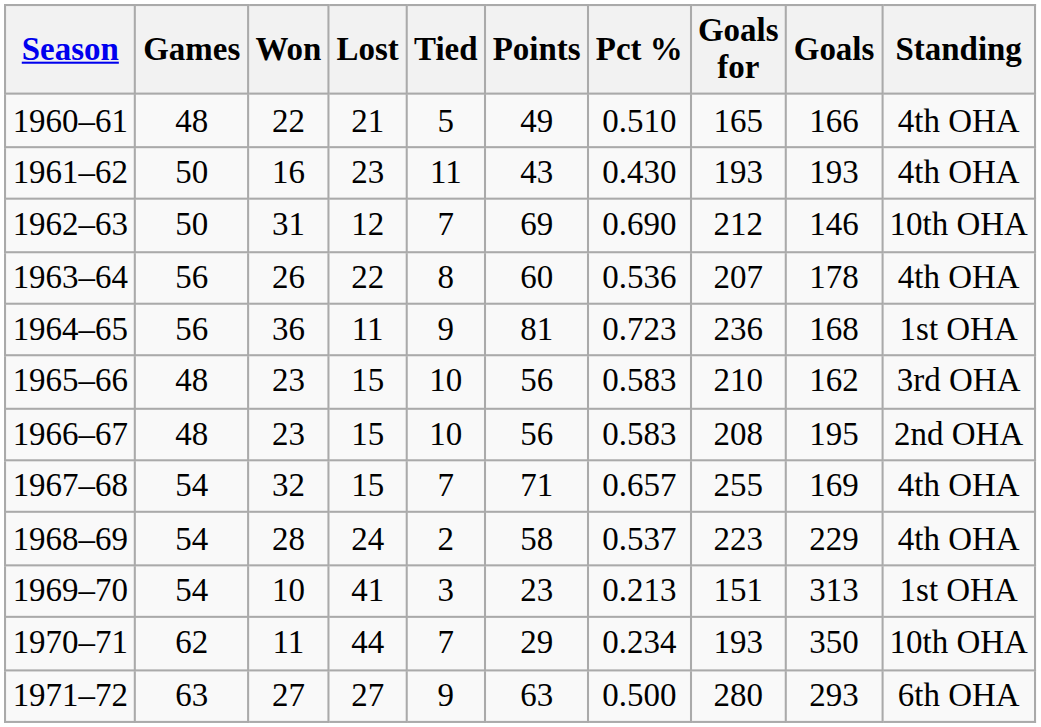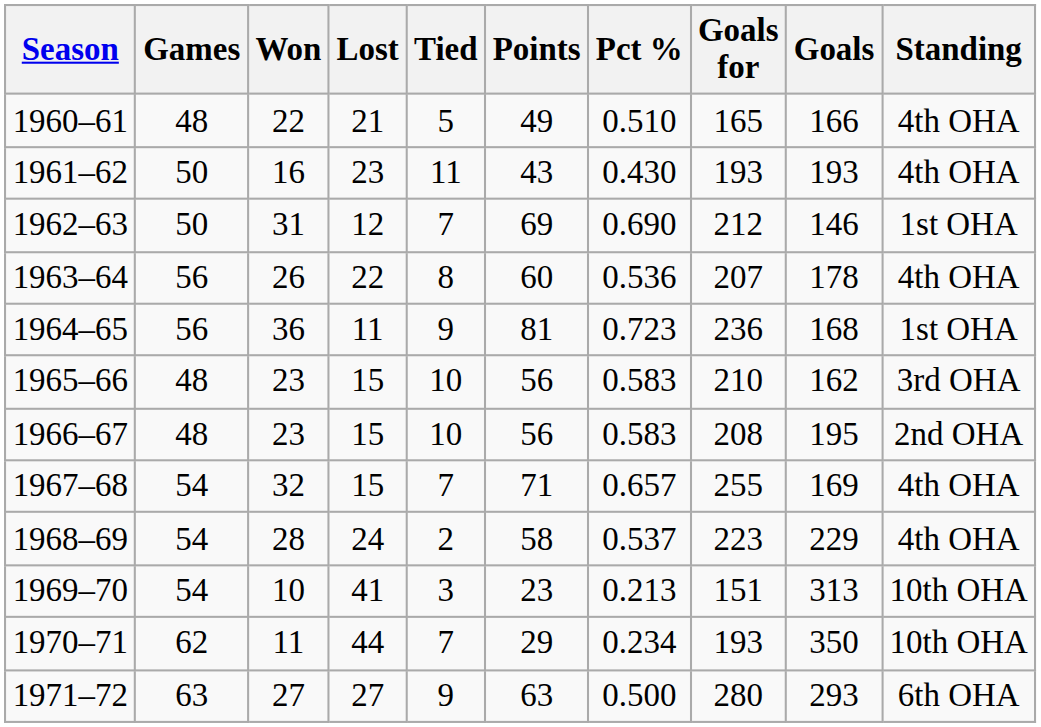(959, 224) 10th OHA -> (959, 224) 1st OHA
(959, 590) 1st OHA -> (959, 590) 10th OHA
